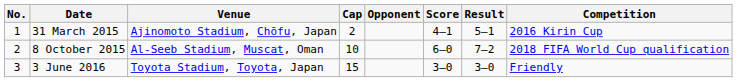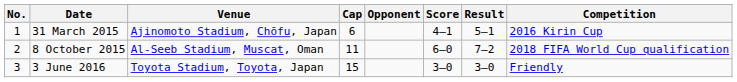(352, 31) 2 -> (352, 31) 6
(352, 49) 10 -> (352, 49) 11
